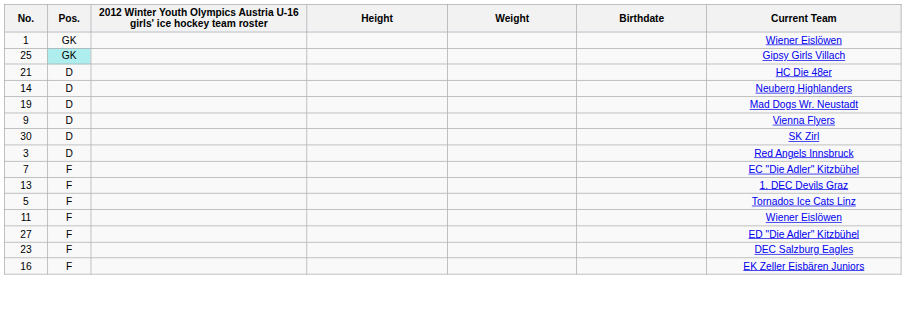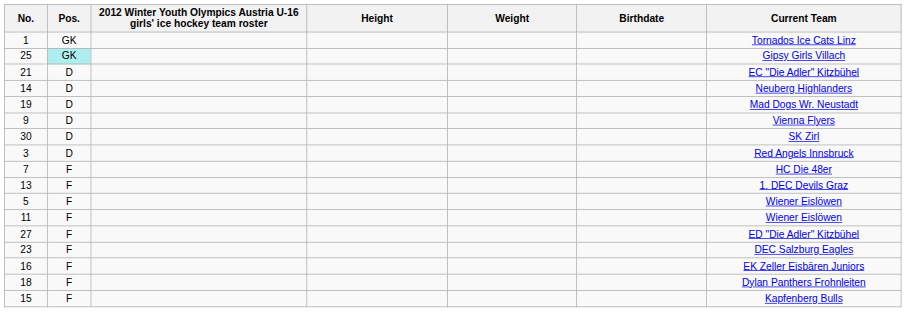(804, 40) Wiener Eislöwen -> (804, 40) Tornados Ice Cats Linz
(804, 73) HC Die 48er -> (804, 73) EC "Die Adler" Kitzbühel
(804, 170) EC "Die Adler" Kitzbühel -> (804, 170) HC Die 48er
(804, 202) Tornados Ice Cats Linz -> (804, 202) Wiener Eislöwen
+ row: (26, 283)
+ row: (26, 299)
